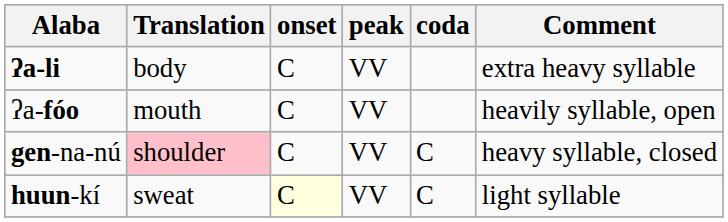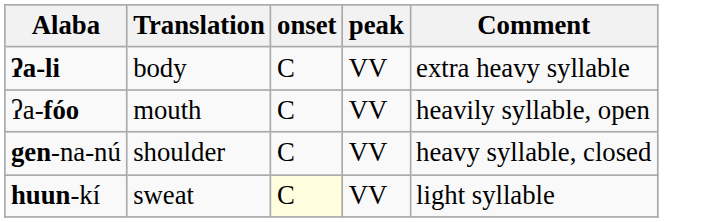- column: (443, 25)
(179, 152) pink background -> (179, 152) no background
